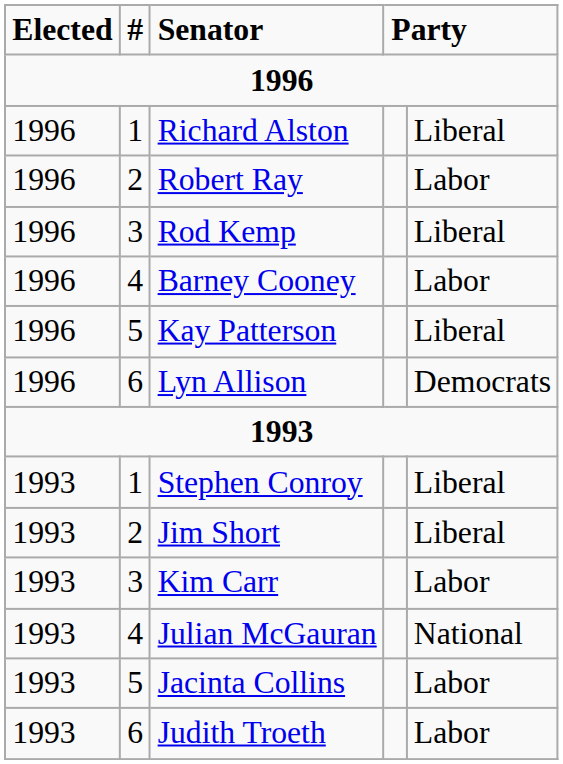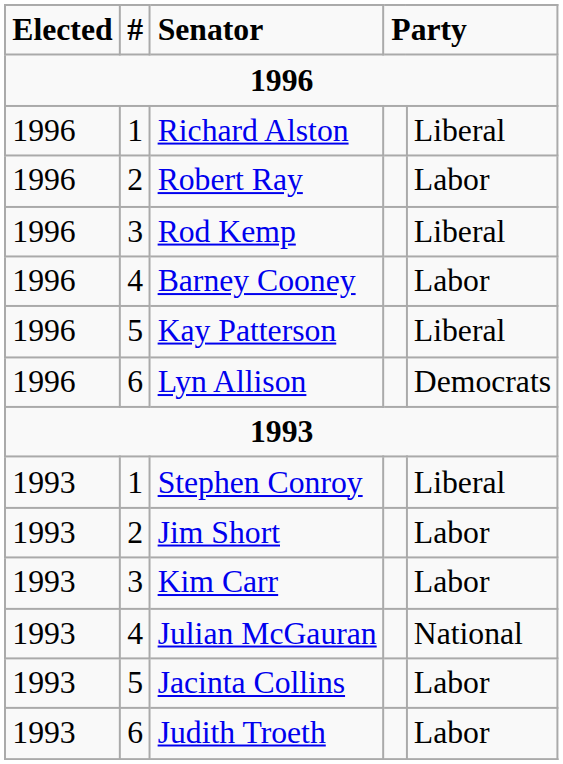(460, 532) Liberal -> (452, 532) Labor
